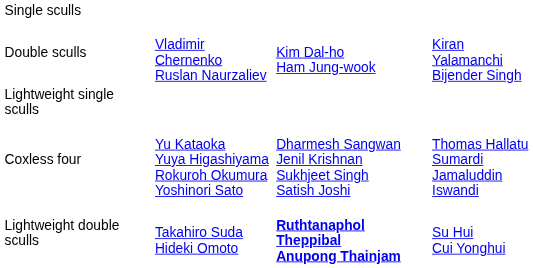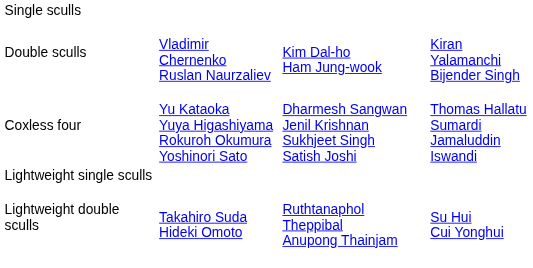rows swapped: (43, 160) <-> (59, 102)
(338, 240) bold -> (340, 225) normal
